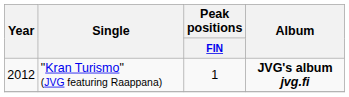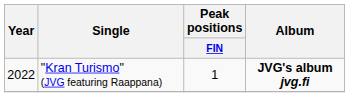(21, 75) 2012 -> (21, 75) 2022
